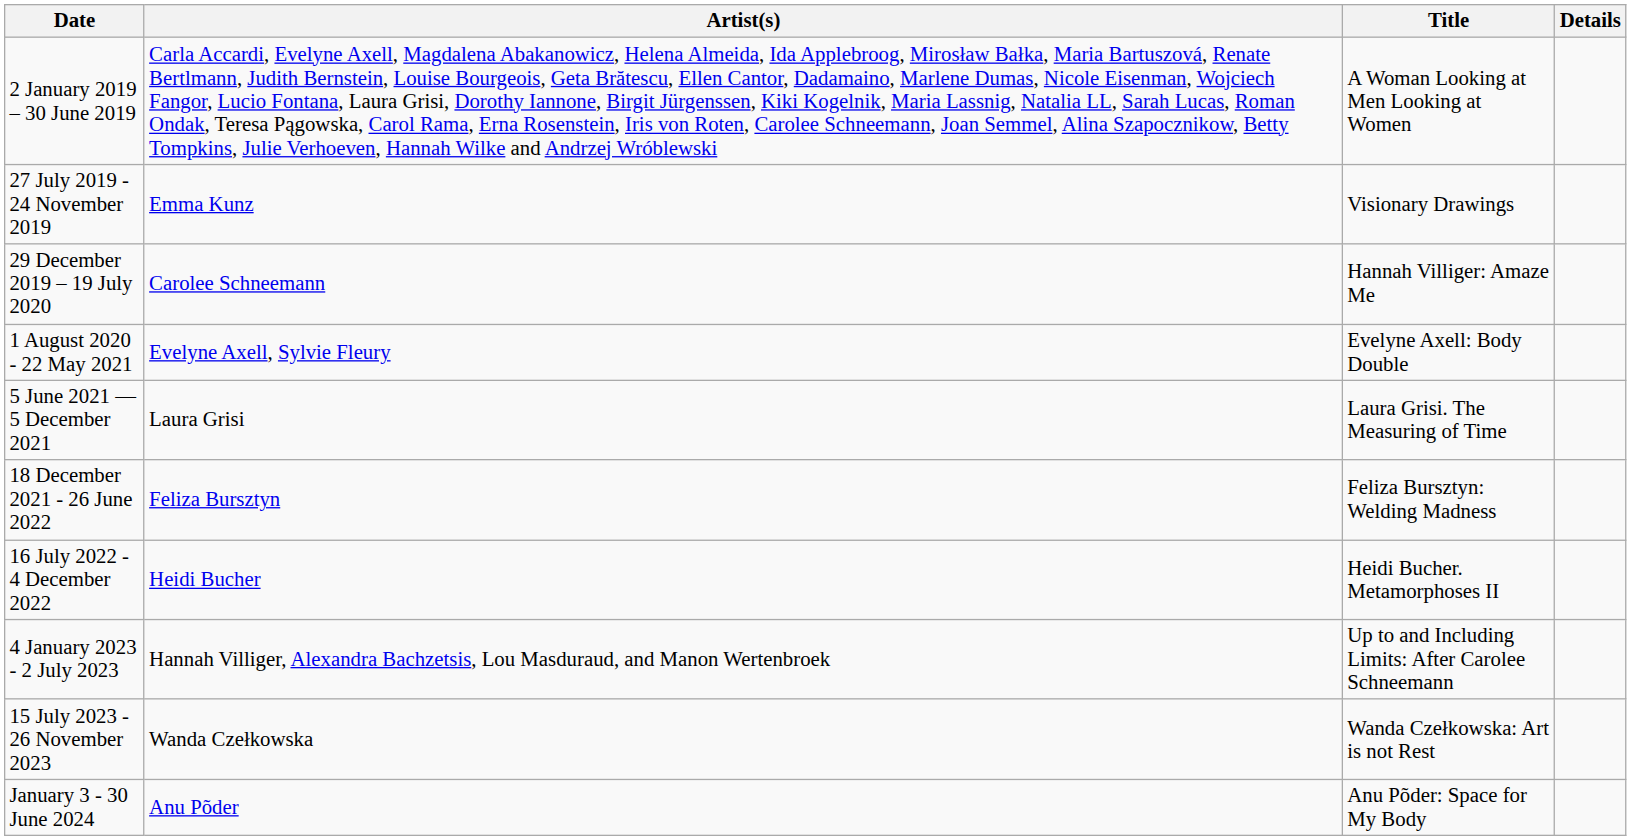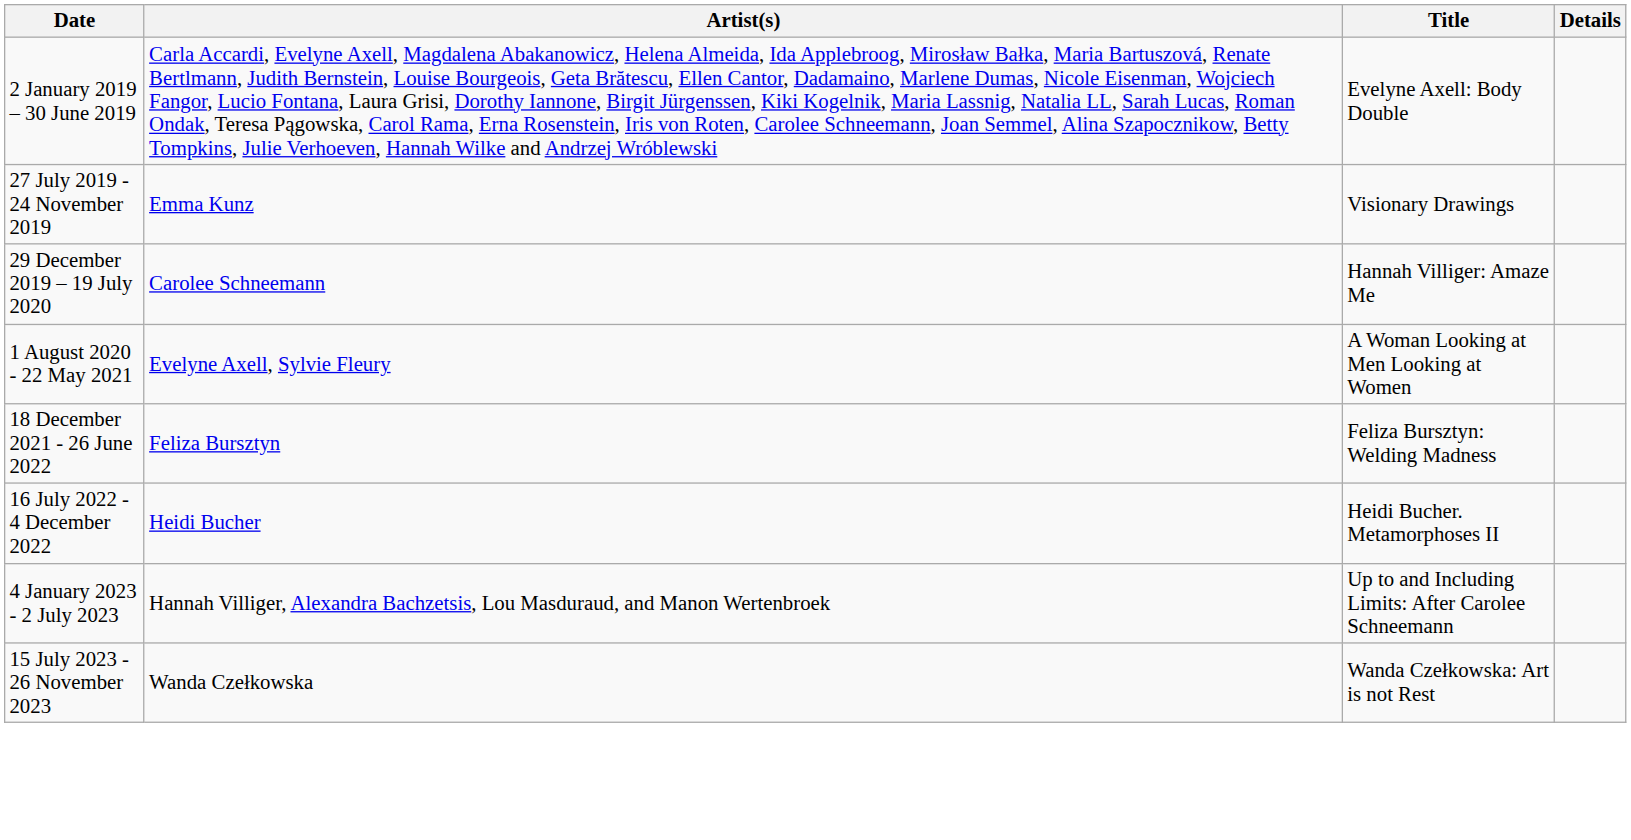(1437, 100) A Woman Looking at Men Looking at Women -> (1434, 100) Evelyne Axell: Body Double
(1434, 351) Evelyne Axell: Body Double -> (1437, 363) A Woman Looking at Men Looking at Women
- row: (73, 419)
- row: (69, 807)
